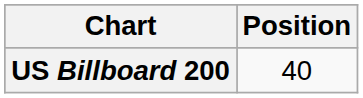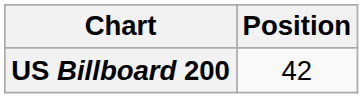(297, 69) 40 -> (297, 69) 42
